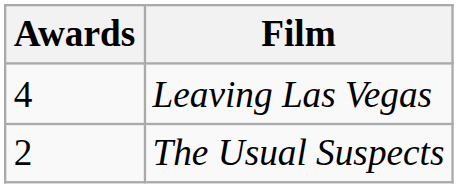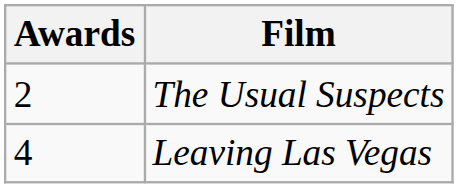rows swapped: (292, 93) <-> (298, 152)
